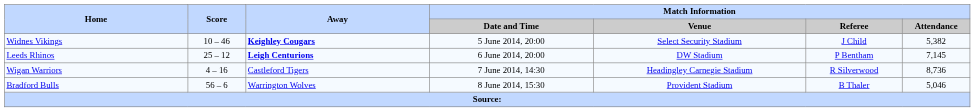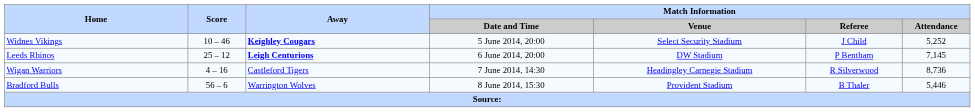(936, 41) 5,382 -> (936, 41) 5,252
(936, 85) 5,046 -> (936, 85) 5,446
